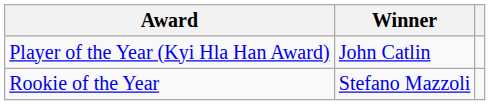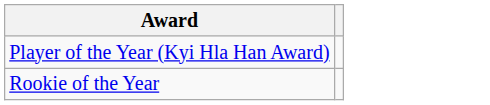- column: (405, 20)
